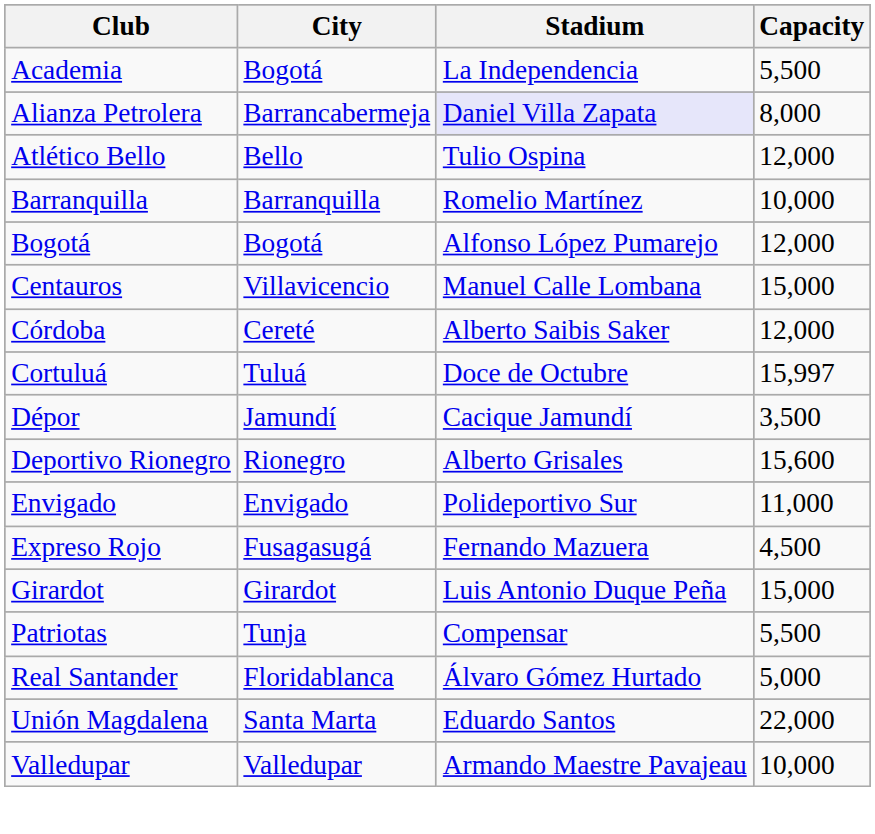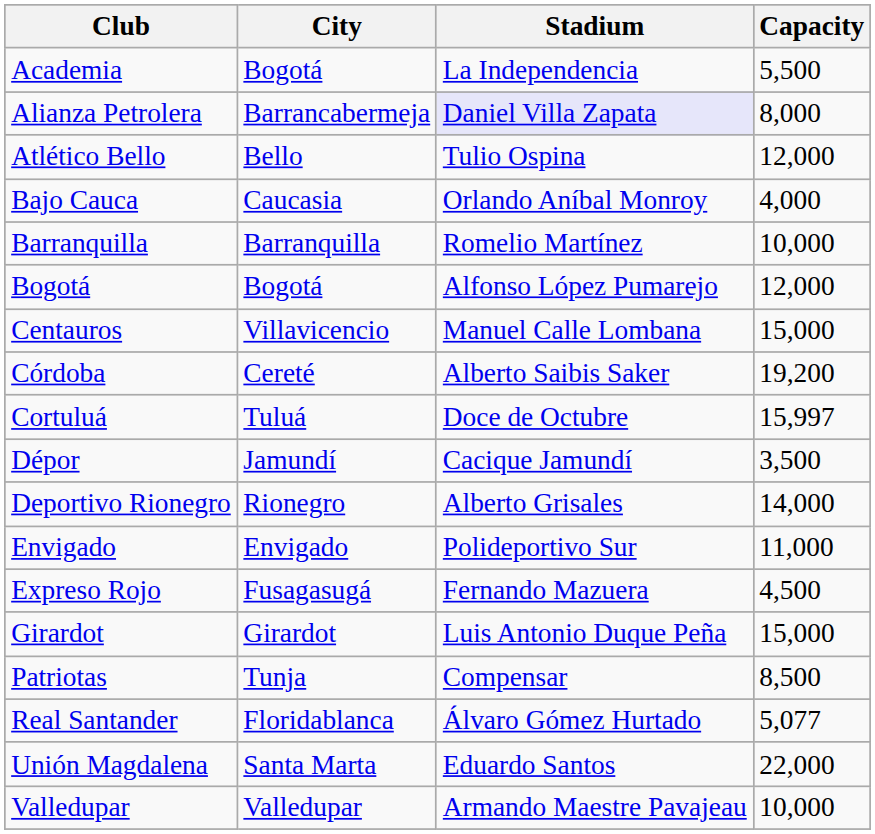+ row: (75, 199)
(797, 329) 12,000 -> (797, 373) 19,200
(797, 460) 15,600 -> (797, 503) 14,000
(790, 633) 5,500 -> (790, 677) 8,500
(790, 677) 5,000 -> (790, 720) 5,077
